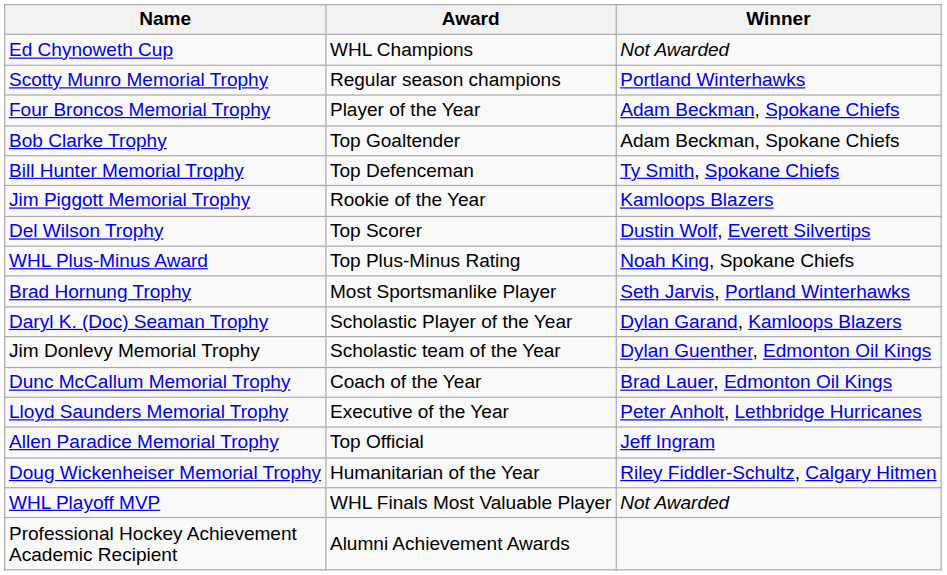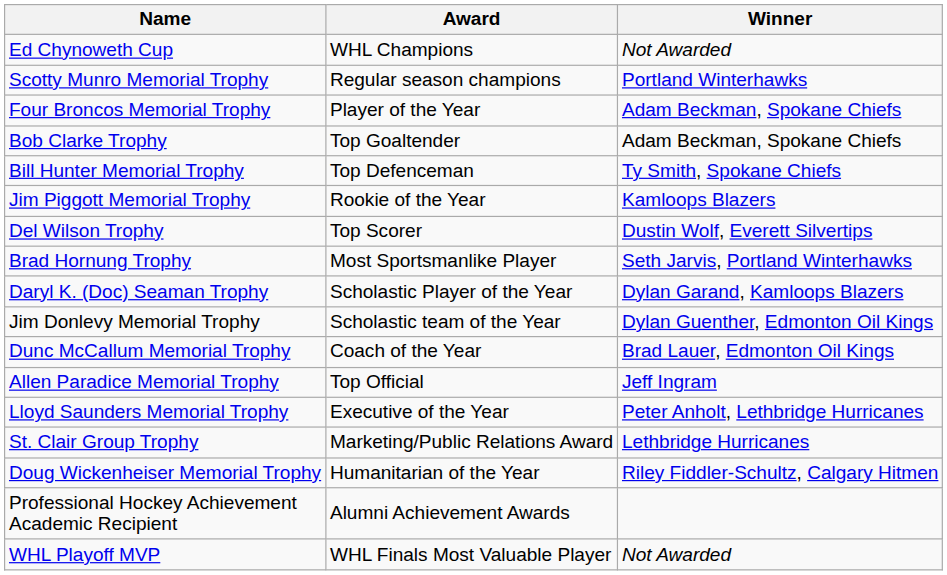- row: (108, 261)
rows swapped: (149, 412) <-> (144, 442)
+ row: (104, 442)
rows swapped: (85, 502) <-> (153, 543)
